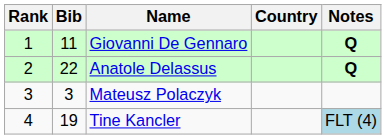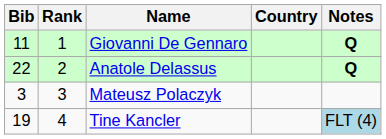columns swapped: (28, 17) <-> (69, 17)
